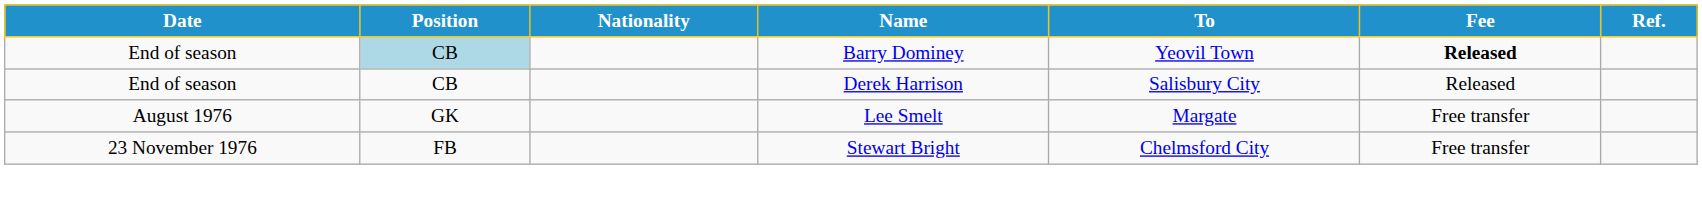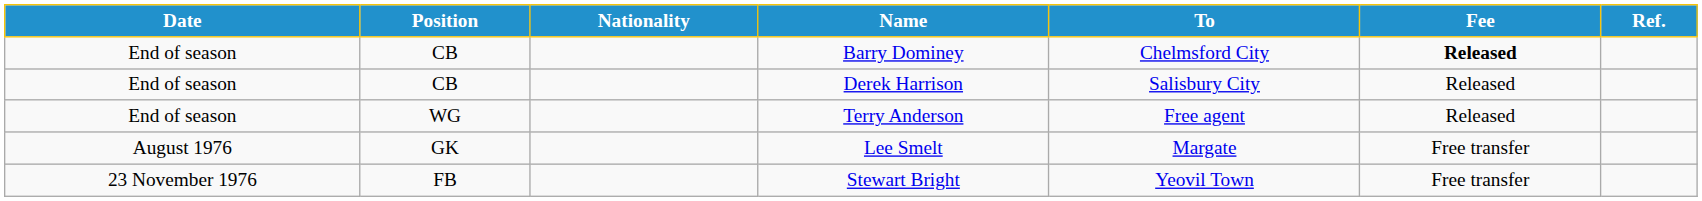(445, 52) lightblue background -> (445, 52) no background
(1205, 52) Yeovil Town -> (1204, 52) Chelmsford City
+ row: (903, 116)
(1204, 148) Chelmsford City -> (1205, 179) Yeovil Town
